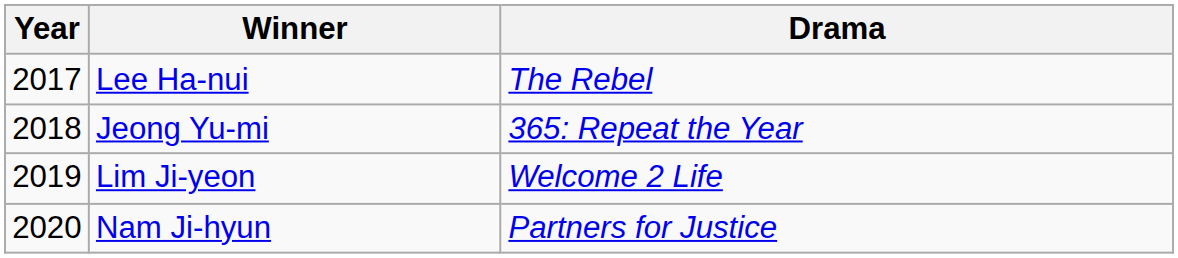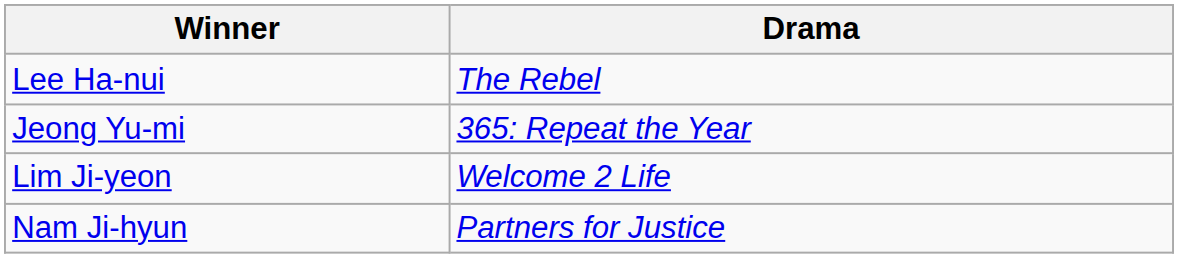- column: (47, 29)
